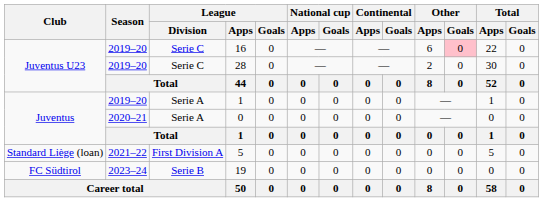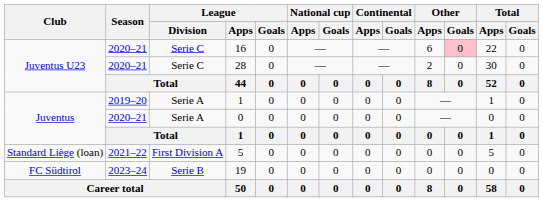(128, 48) 2019–20 -> (128, 48) 2020–21
(128, 65) 2019–20 -> (128, 65) 2020–21
